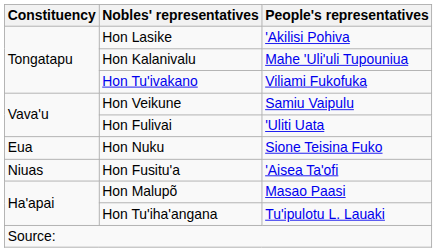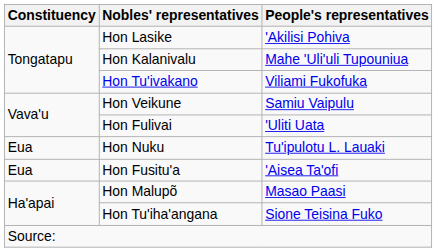(324, 147) Sione Teisina Fuko -> (325, 147) Tu'ipulotu L. Lauaki
(25, 170) Niuas -> (20, 170) Eua
(325, 214) Tu'ipulotu L. Lauaki -> (324, 214) Sione Teisina Fuko
